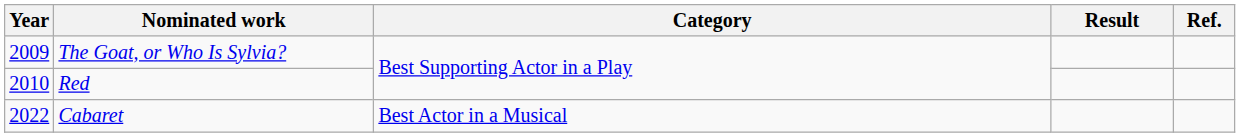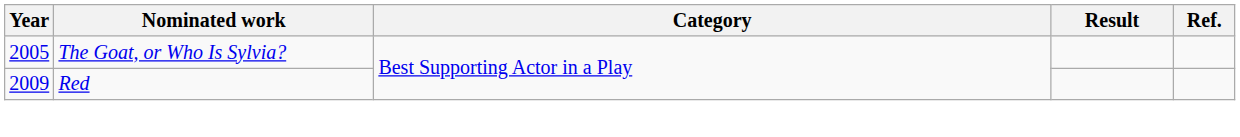(29, 52) 2009 -> (29, 52) 2005
(29, 83) 2010 -> (29, 83) 2009
- row: (91, 115)
